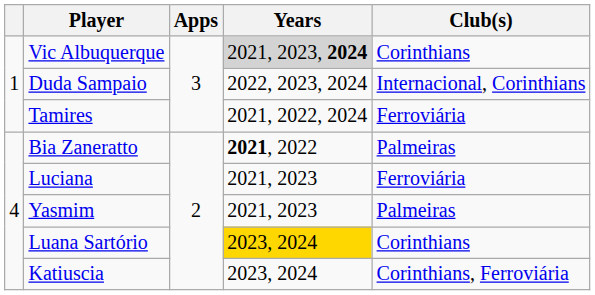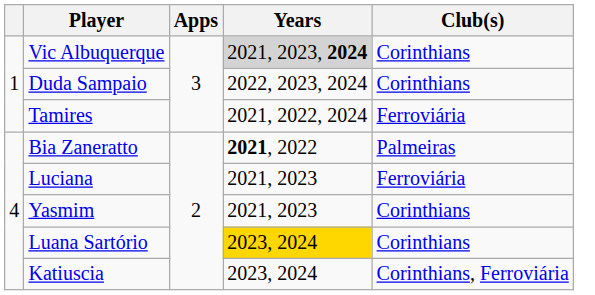(481, 83) Internacional, Corinthians -> (423, 83) Corinthians
(416, 210) Palmeiras -> (423, 210) Corinthians
